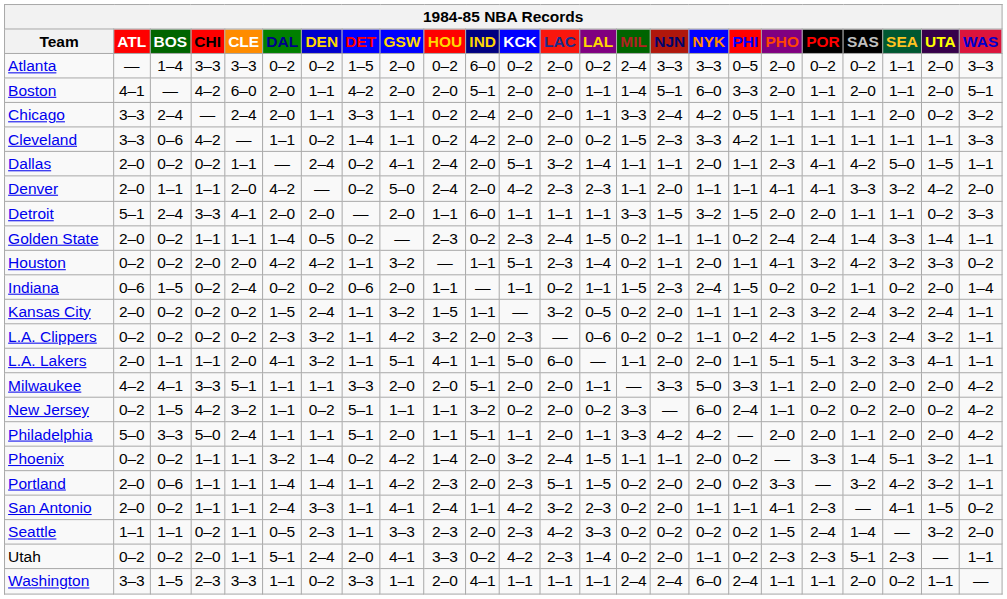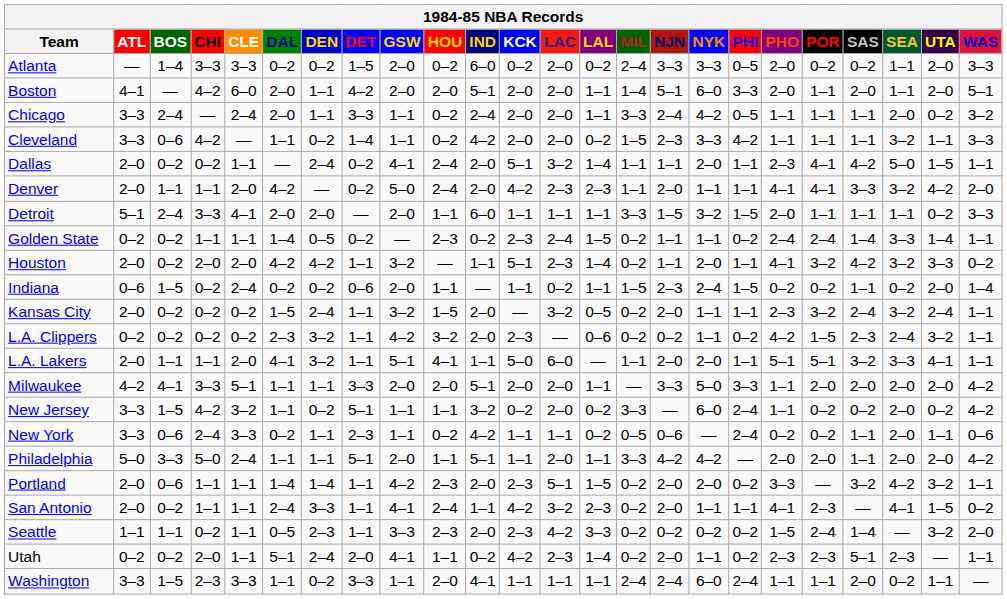(902, 140) 1–1 -> (902, 140) 3–2
(823, 213) 2–0 -> (823, 213) 1–1
(132, 238) 2–0 -> (132, 238) 0–2
(132, 262) 0–2 -> (132, 262) 2–0
(483, 311) 1–1 -> (483, 311) 2–0
(132, 410) 0–2 -> (132, 410) 3–3
+ row: (41, 434)
- row: (36, 459)
(445, 557) 3–3 -> (445, 557) 1–1
